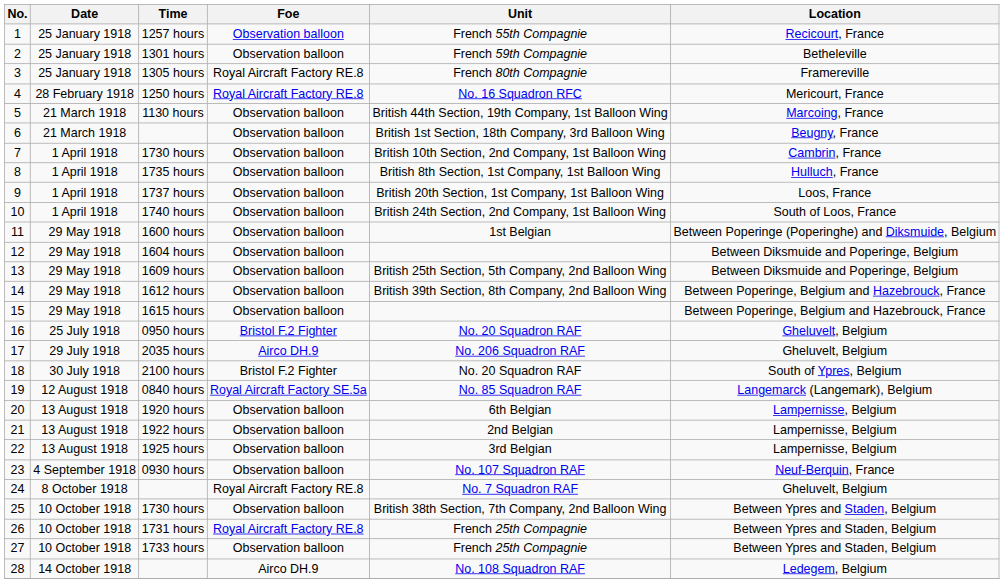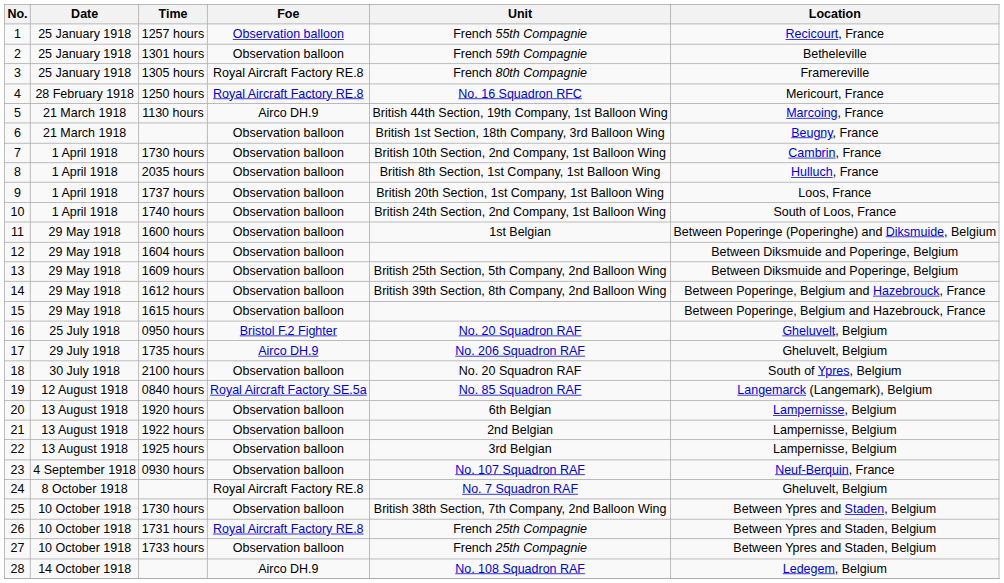(288, 113) Observation balloon -> (288, 113) Airco DH.9
(173, 172) 1735 hours -> (173, 172) 2035 hours
(173, 350) 2035 hours -> (173, 350) 1735 hours
(288, 370) Bristol F.2 Fighter -> (288, 370) Observation balloon
